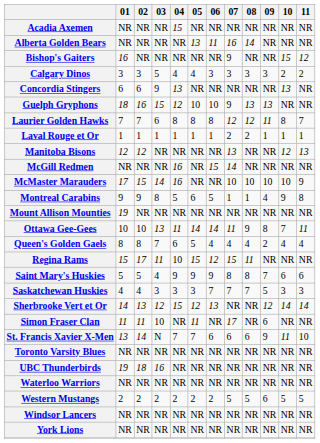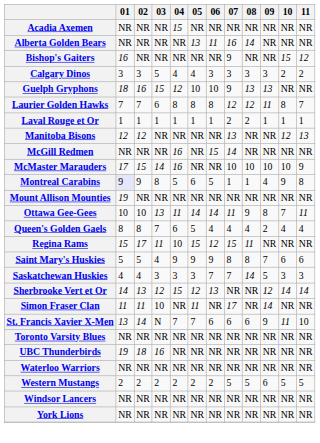- row: (60, 89)
(121, 197) no background -> (121, 182) lavender background
(247, 290) 7 -> (250, 275) 14
(265, 321) 6 -> (268, 306) 14
